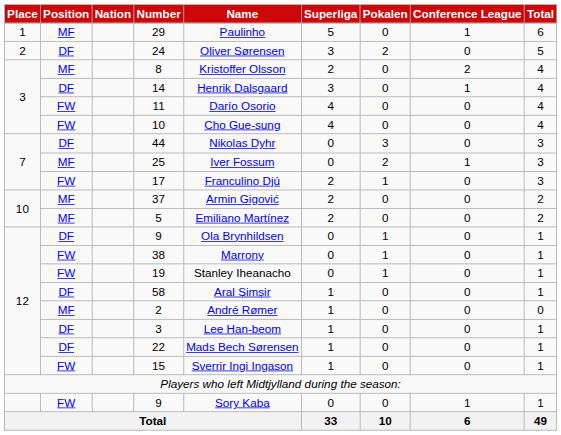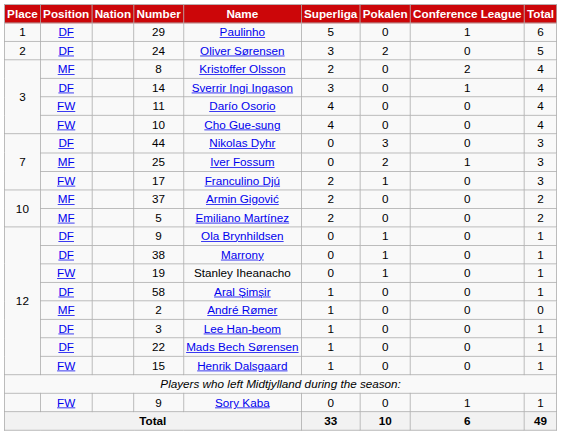(66, 32) MF -> (66, 32) DF
(242, 88) Henrik Dalsgaard -> (242, 88) Sverrir Ingi Ingason
(66, 255) FW -> (66, 255) DF
(242, 366) Sverrir Ingi Ingason -> (242, 366) Henrik Dalsgaard
